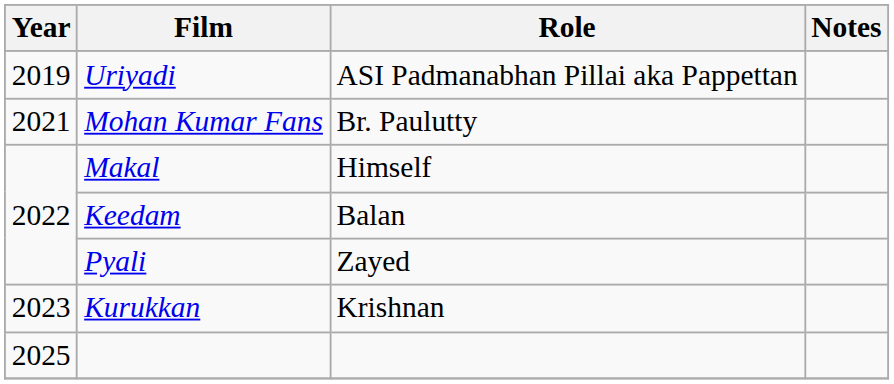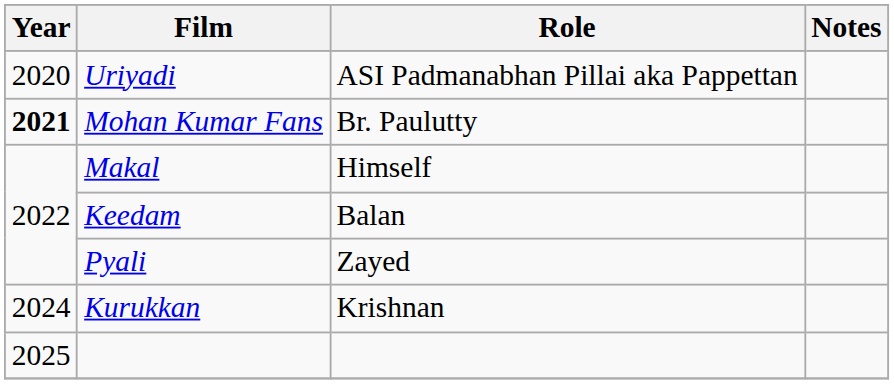(41, 74) 2019 -> (41, 74) 2020
(41, 121) normal -> (41, 121) bold
(41, 307) 2023 -> (41, 307) 2024
